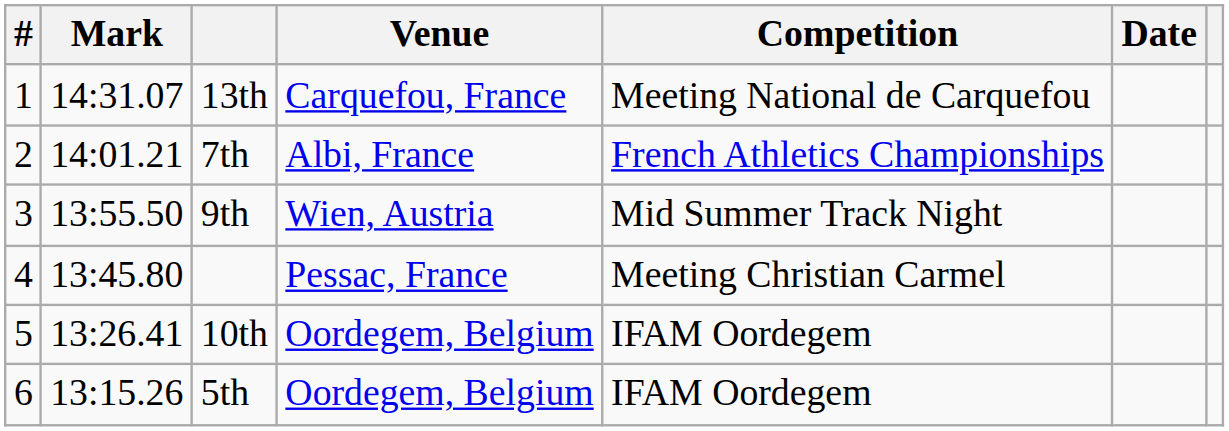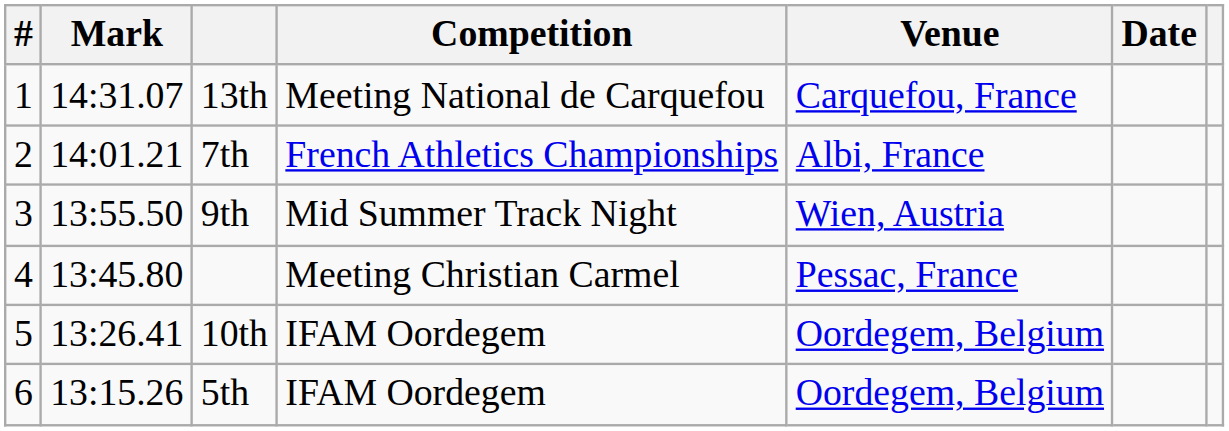columns swapped: (858, 34) <-> (439, 34)
